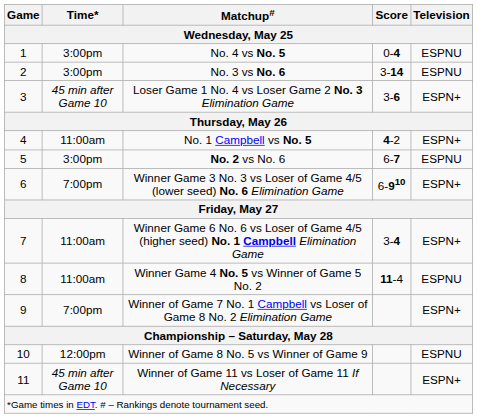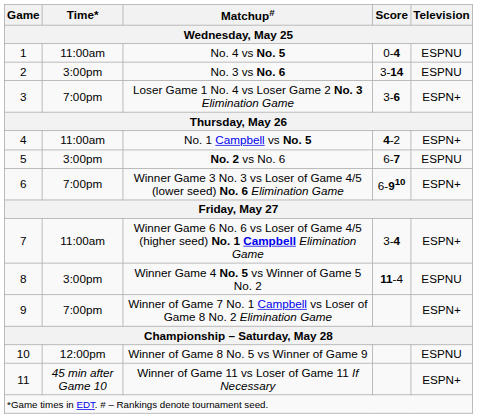(83, 53) 3:00pm -> (83, 53) 11:00am
(83, 97) 45 min after Game 10 -> (83, 97) 7:00pm
(83, 279) 11:00am -> (83, 279) 3:00pm
